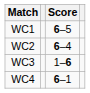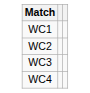- column: (63, 12)
